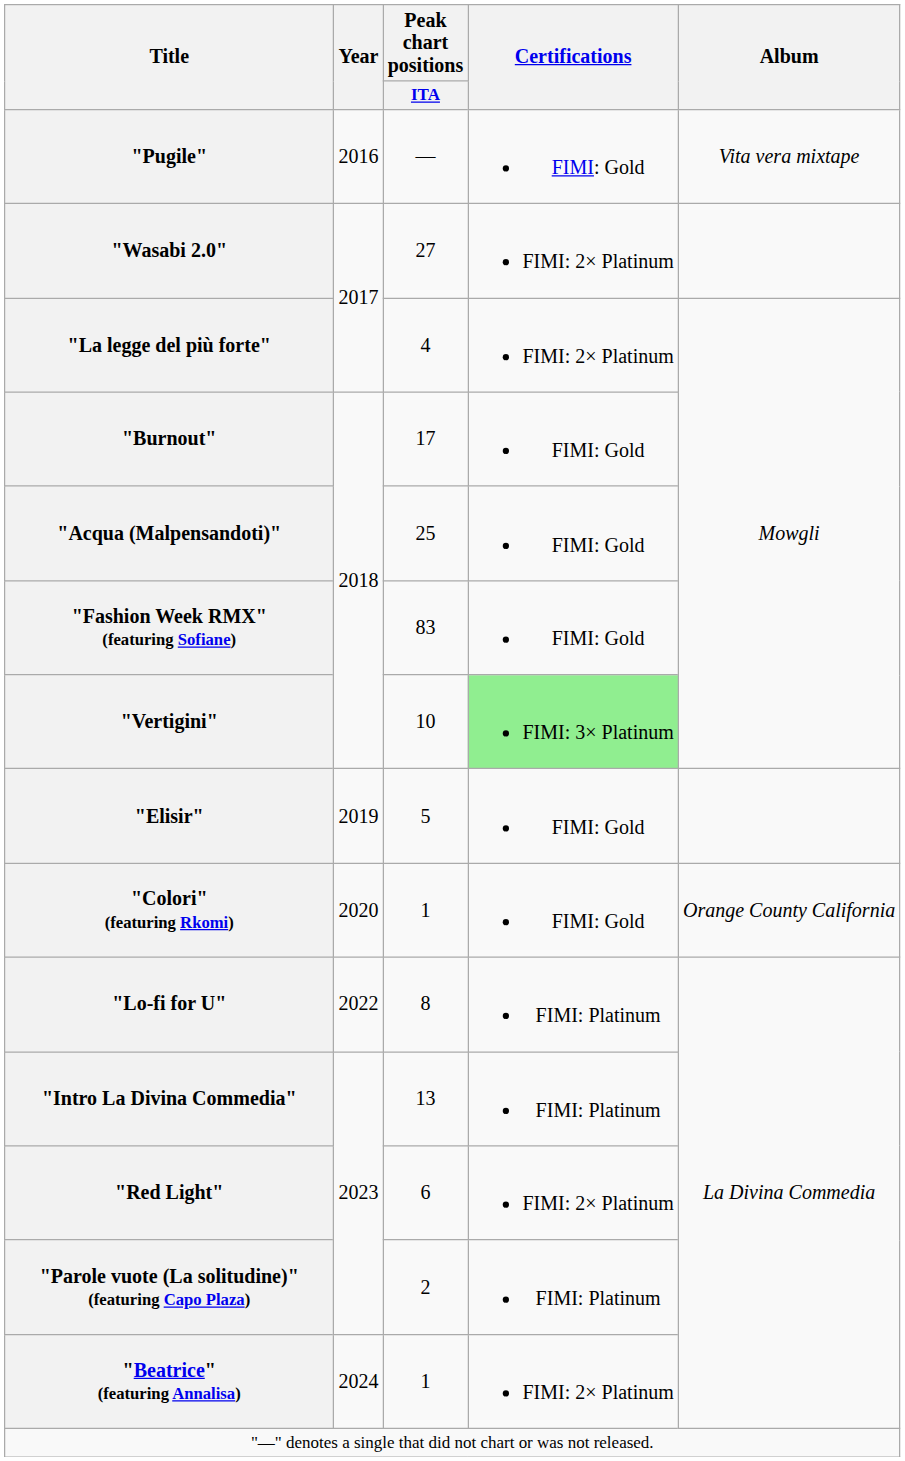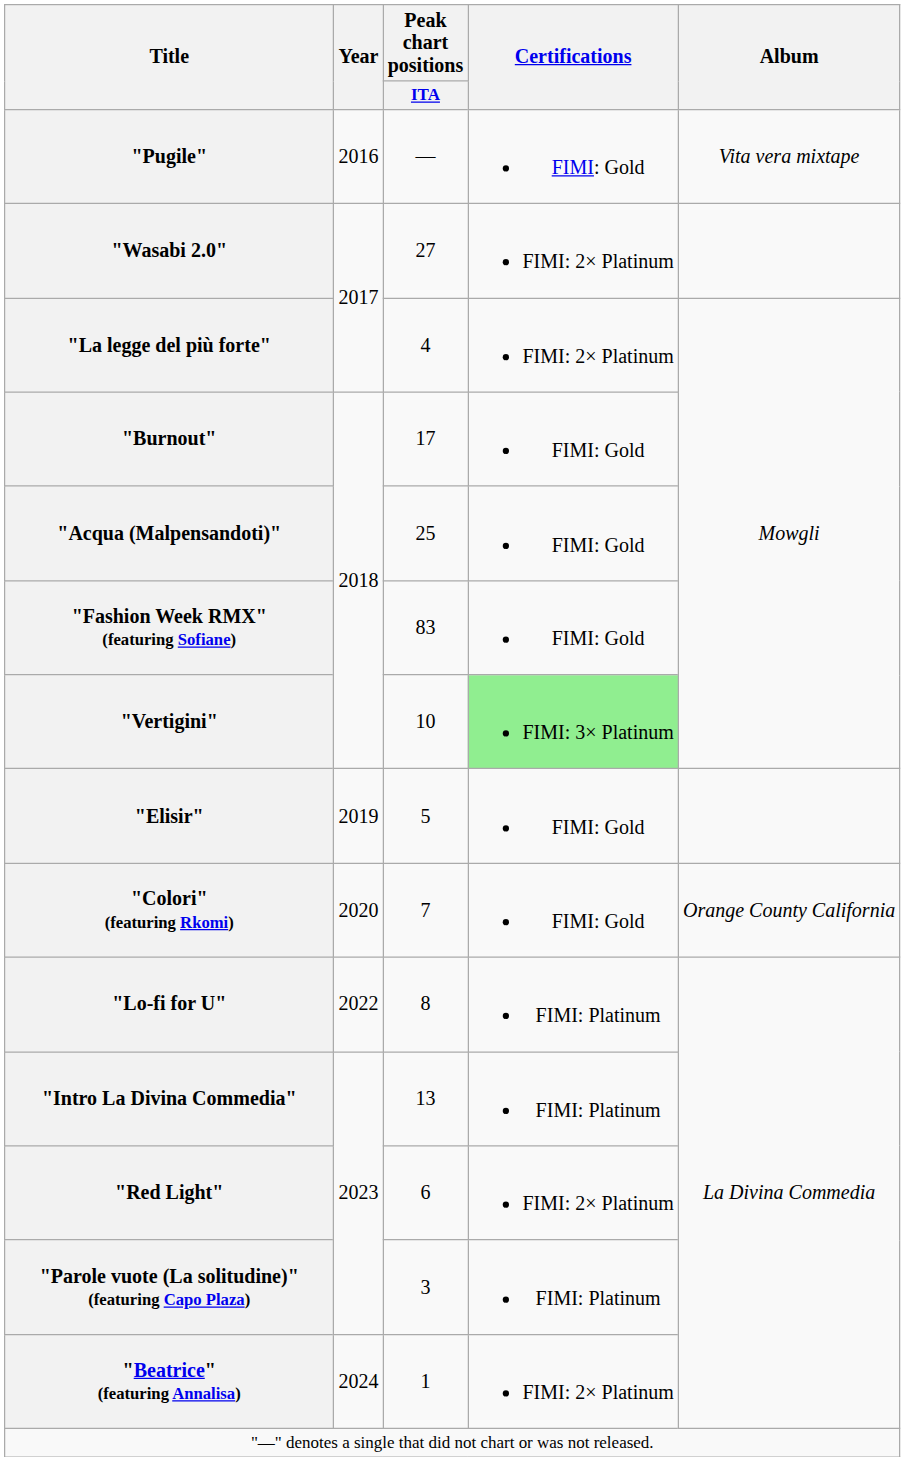(425, 910) 1 -> (425, 910) 7
(425, 1286) 2 -> (425, 1286) 3
